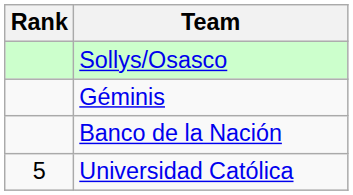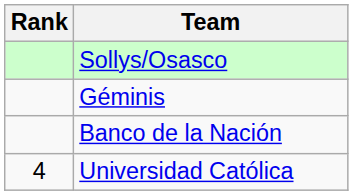(39, 171) 5 -> (39, 171) 4
